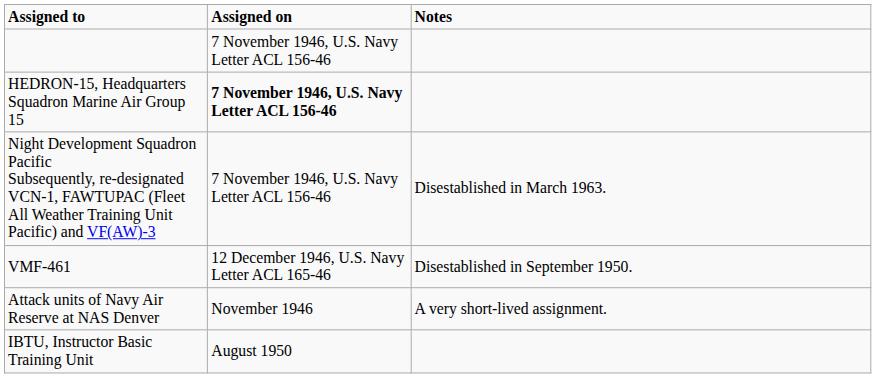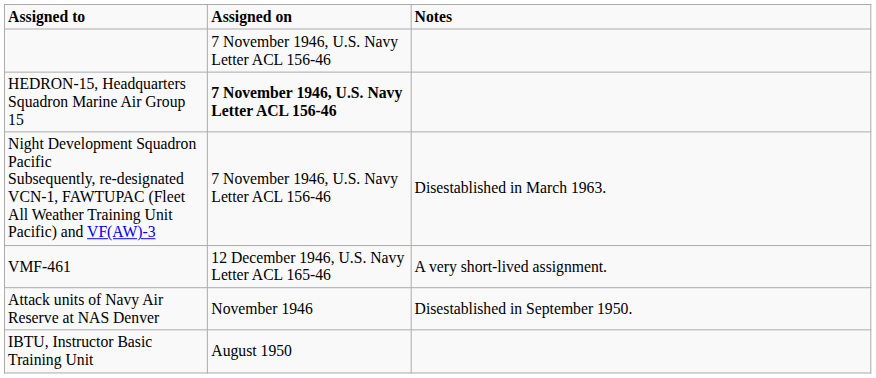(523, 266) Disestablished in September 1950. -> (511, 266) A very short-lived assignment.
(511, 308) A very short-lived assignment. -> (523, 308) Disestablished in September 1950.
